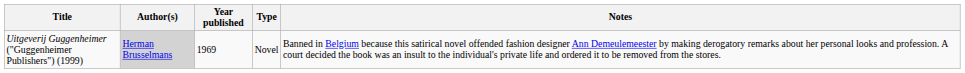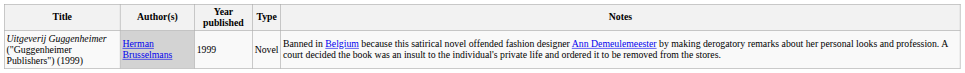(206, 49) 1969 -> (206, 49) 1999
